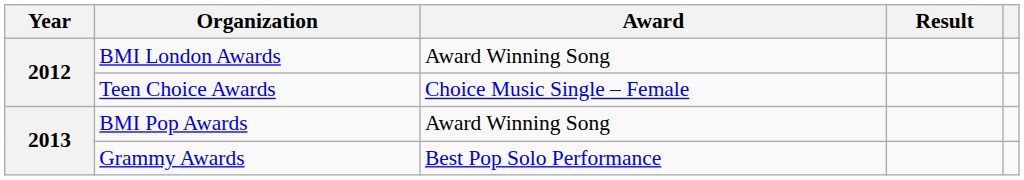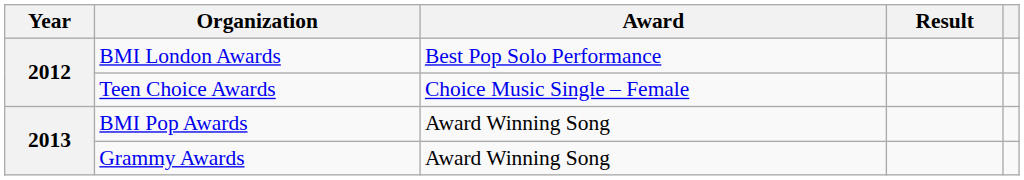(517, 55) Award Winning Song -> (543, 55) Best Pop Solo Performance
(543, 157) Best Pop Solo Performance -> (517, 157) Award Winning Song
